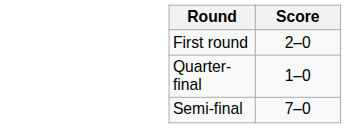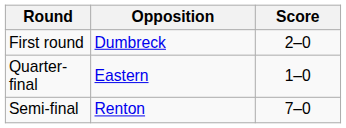+ column: (173, 17)
